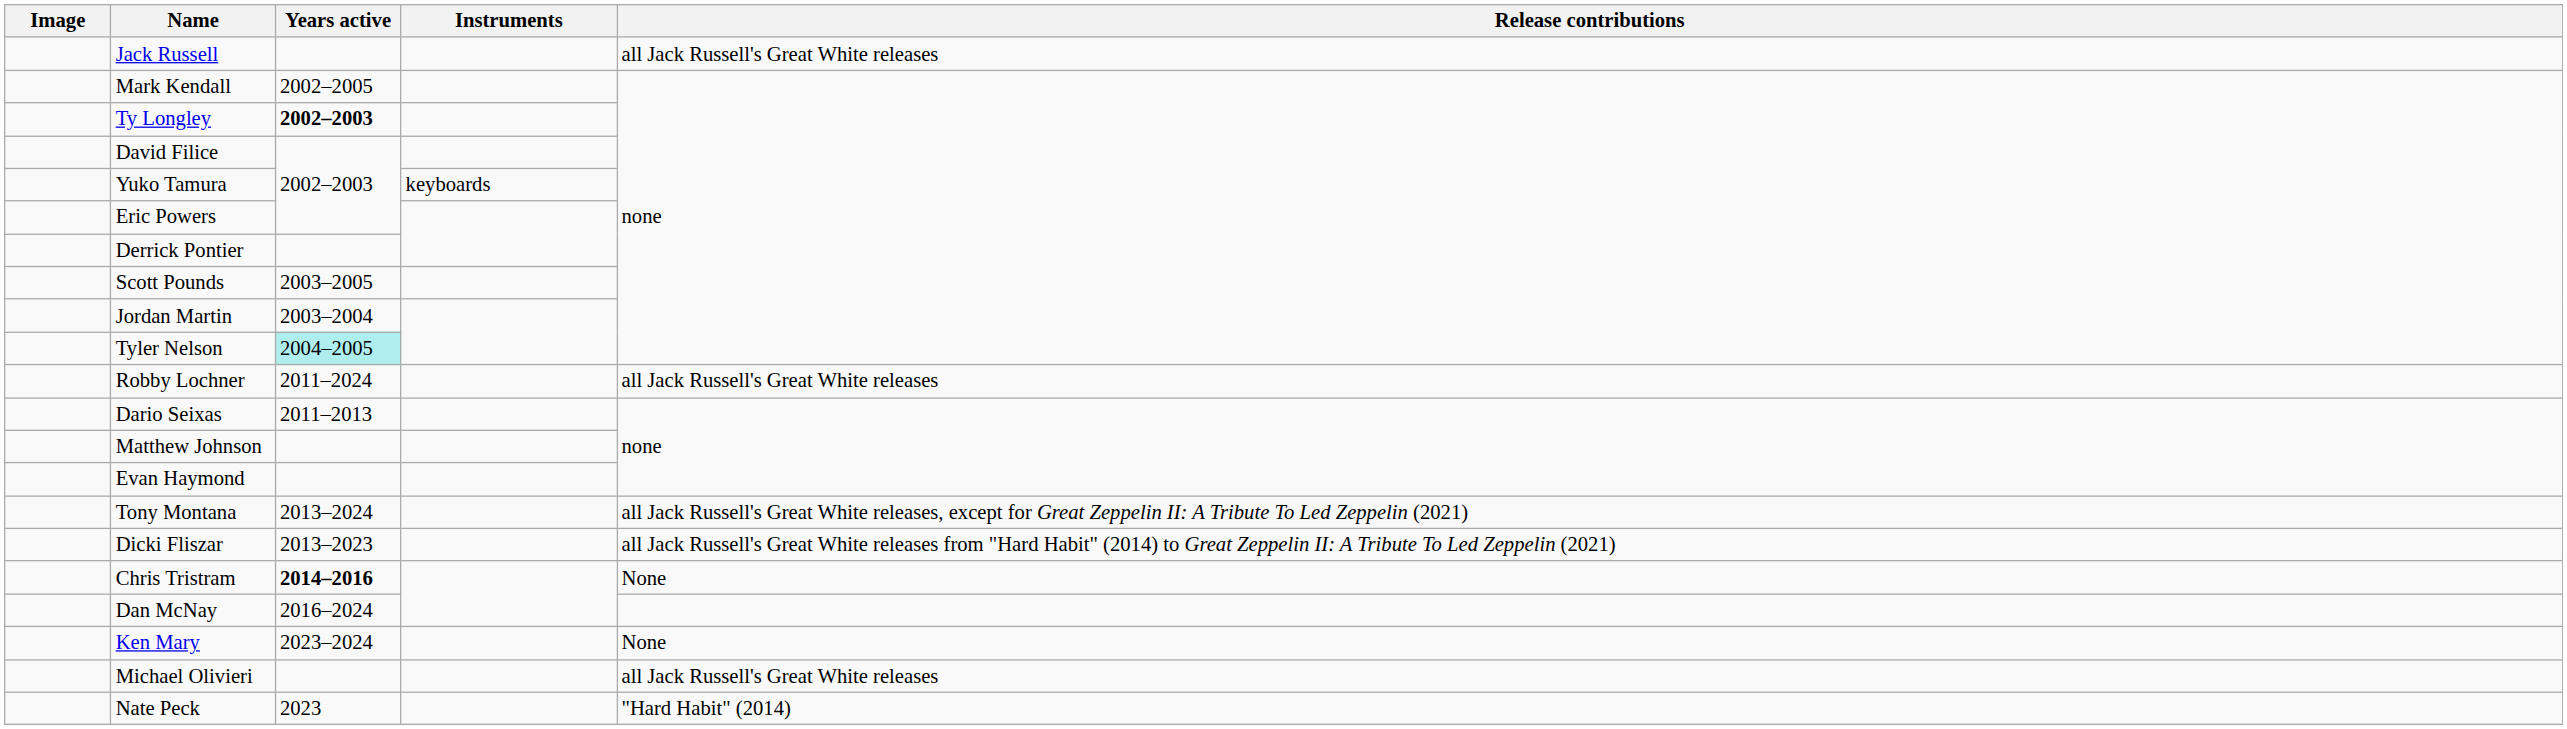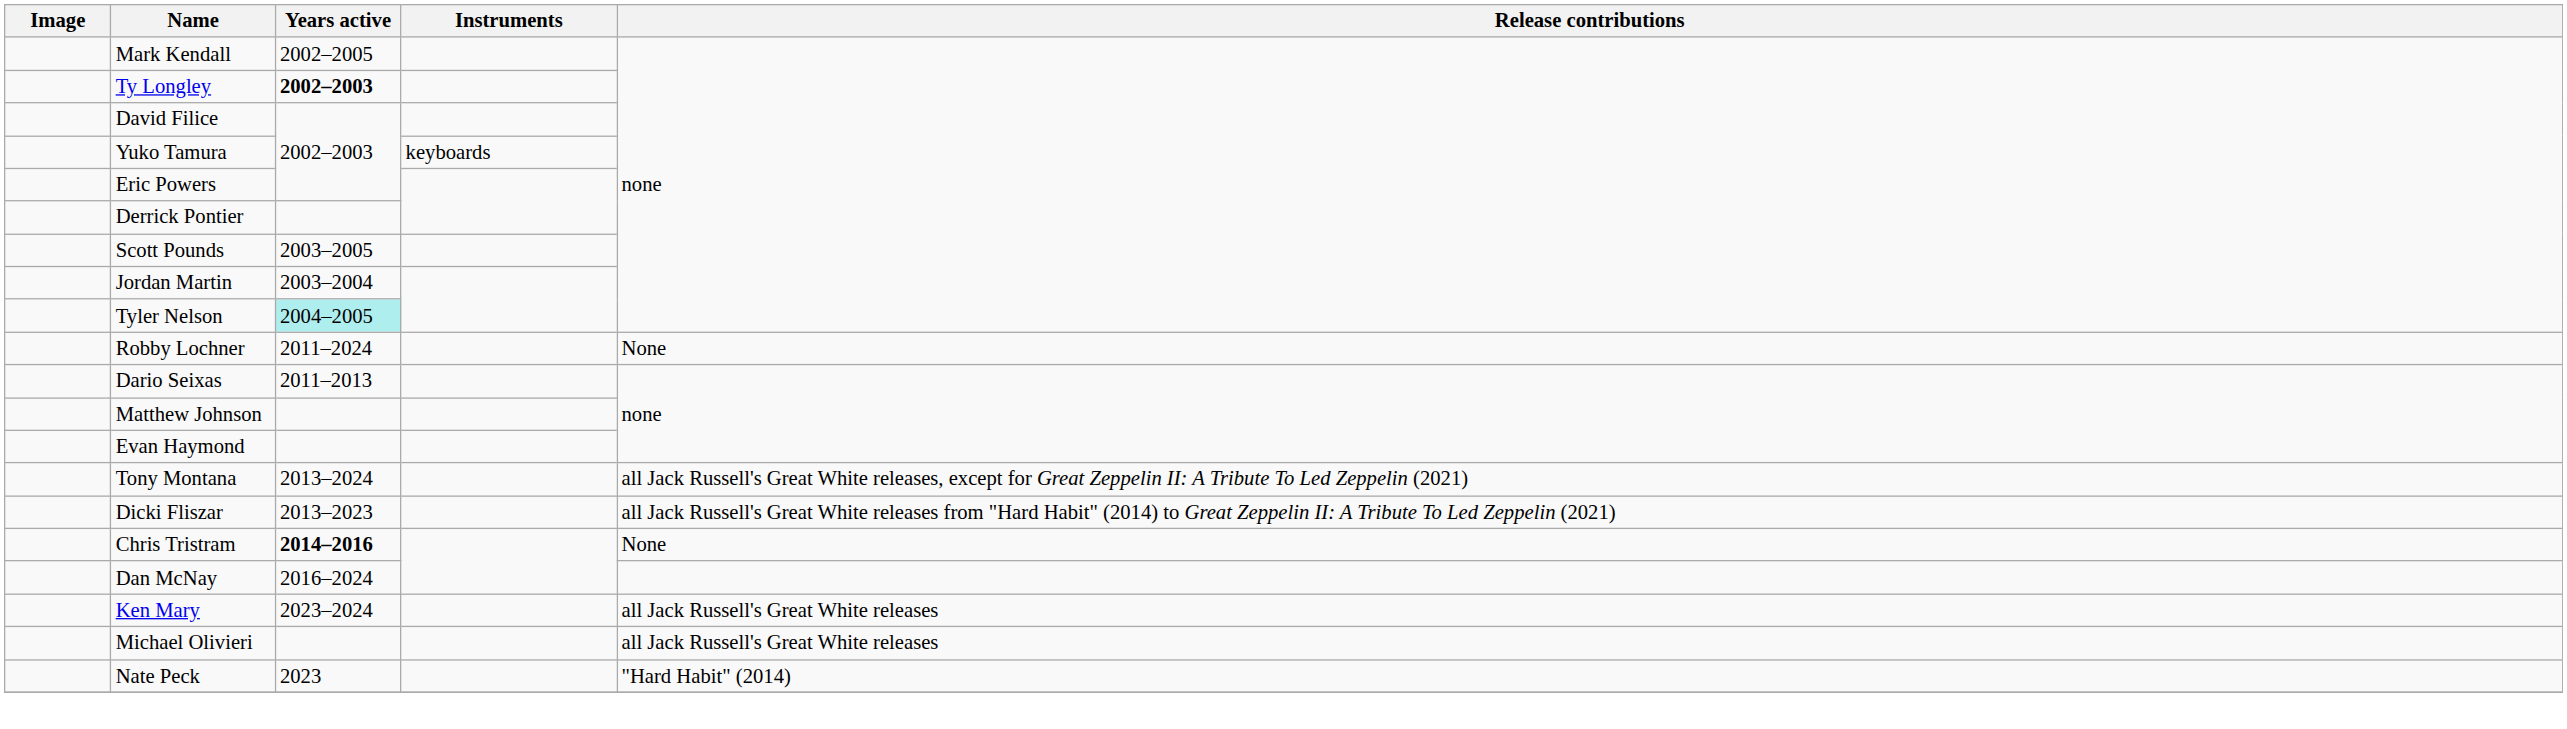- row: (167, 53)
(780, 380) all Jack Russell's Great White releases -> (644, 348) None
(644, 642) None -> (780, 610) all Jack Russell's Great White releases
